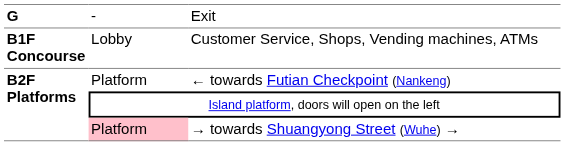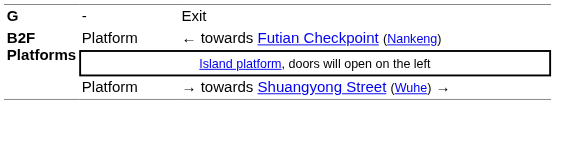- row: (364, 39)
(119, 129) pink background -> (110, 87) no background
